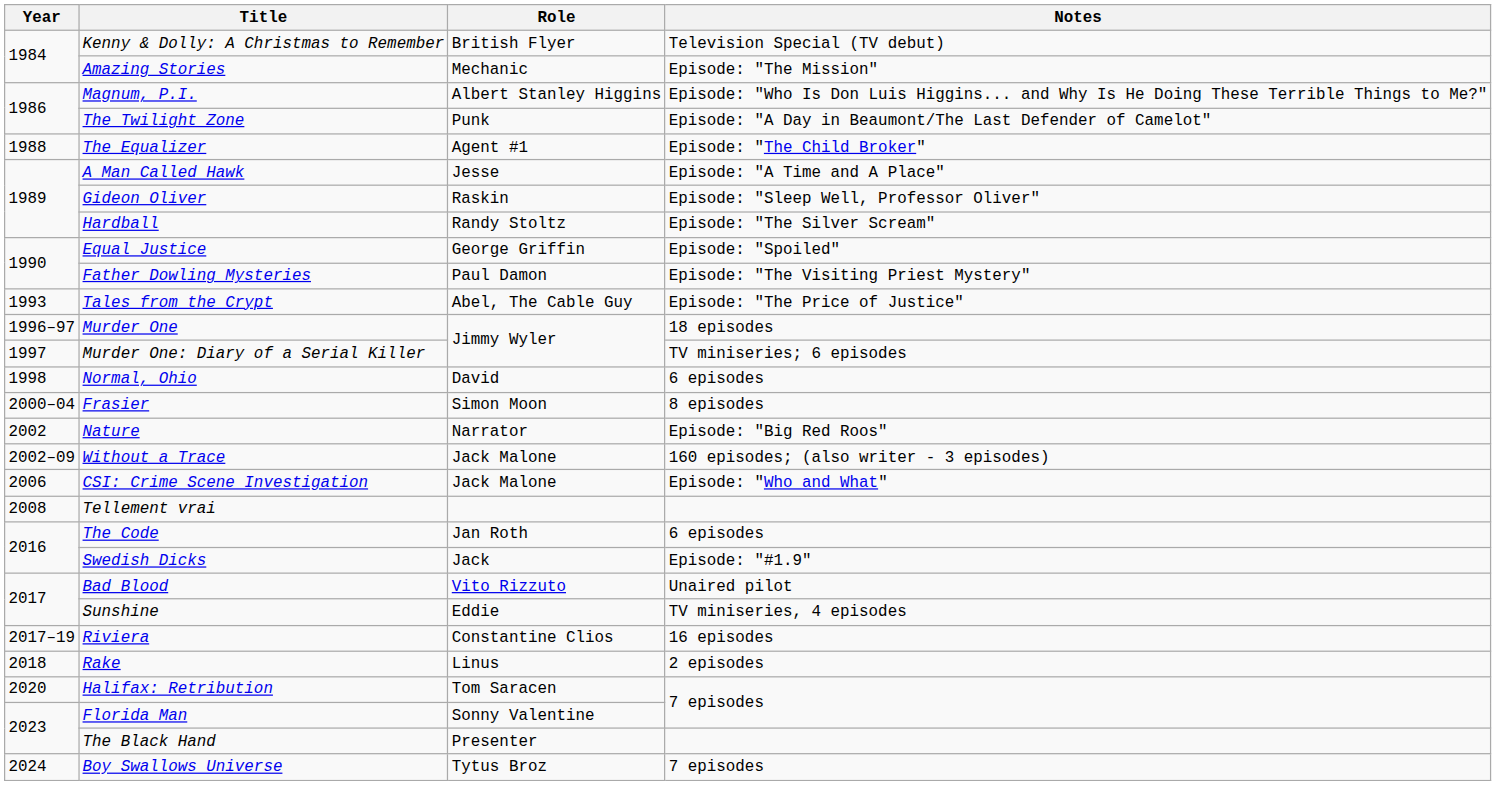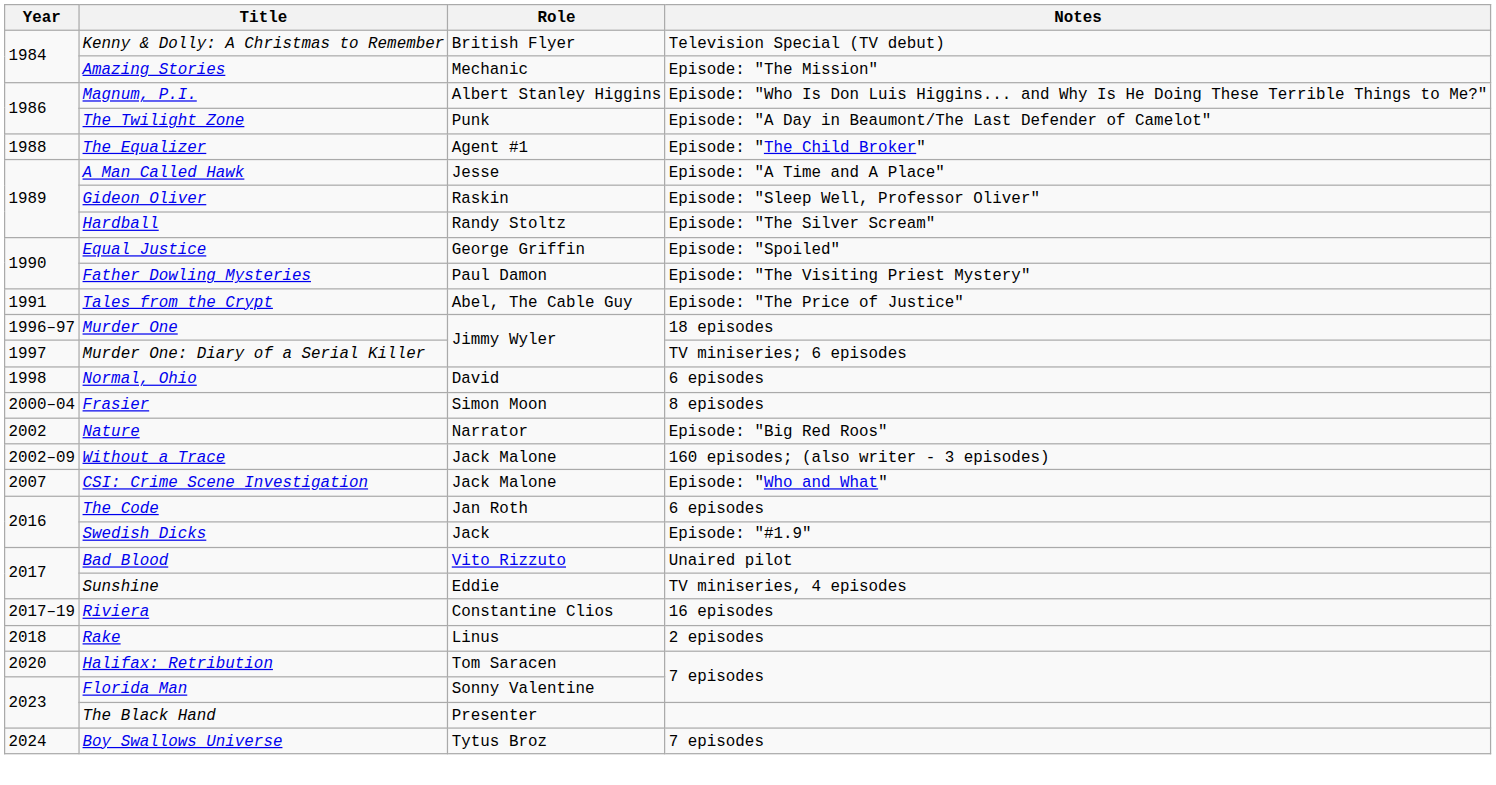(27, 302) 1993 -> (27, 302) 1991
(27, 483) 2006 -> (27, 483) 2007
- row: (149, 509)
